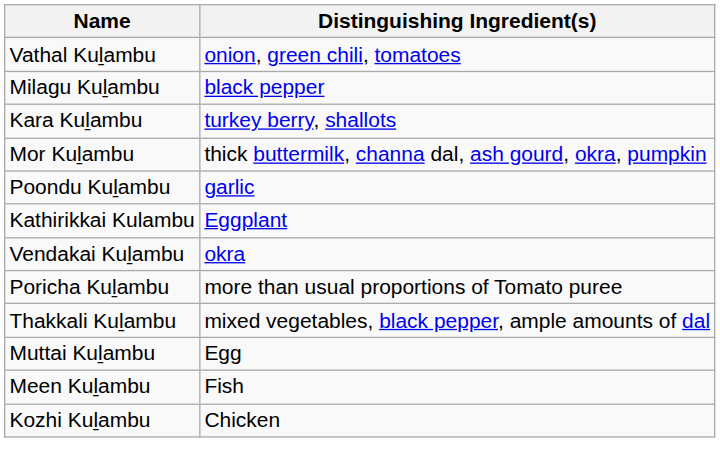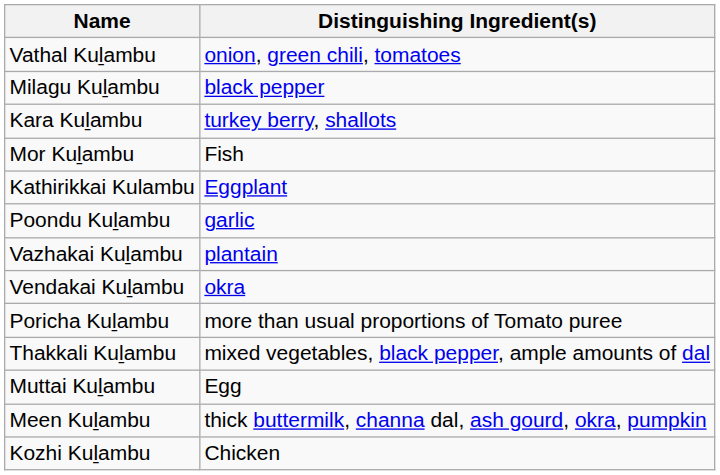(455, 154) thick buttermilk, channa dal, ash gourd, okra, pumpkin -> (224, 154) Fish
rows swapped: (90, 187) <-> (102, 220)
+ row: (96, 253)
(224, 386) Fish -> (455, 420) thick buttermilk, channa dal, ash gourd, okra, pumpkin
